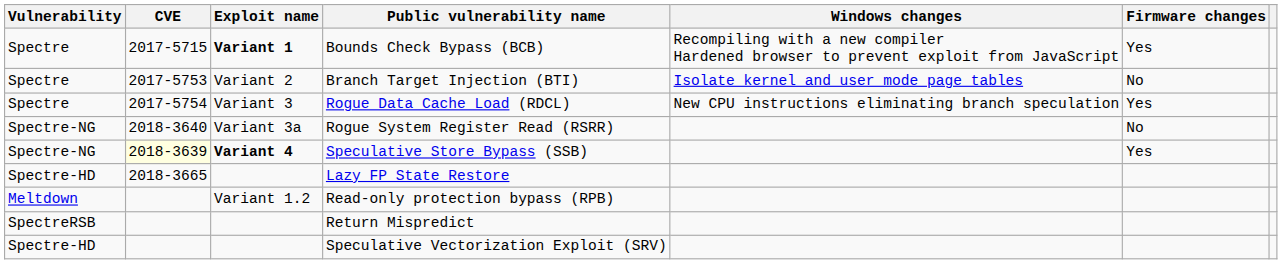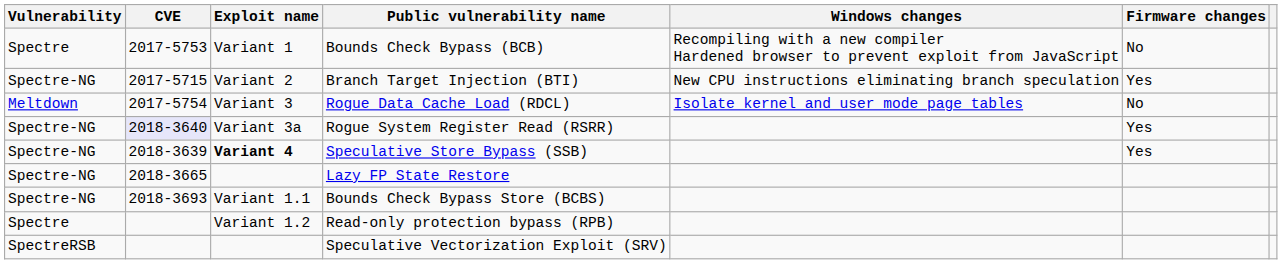(168, 49) 2017-5715 -> (168, 49) 2017-5753
(253, 49) bold -> (253, 49) normal
(1139, 49) Yes -> (1135, 49) No
(39, 81) Spectre -> (52, 81) Spectre-NG
(168, 81) 2017-5753 -> (168, 81) 2017-5715
(848, 81) Isolate kernel and user mode page tables -> (896, 81) New CPU instructions eliminating branch speculation
(1135, 81) No -> (1139, 81) Yes
(39, 104) Spectre -> (43, 104) Meltdown
(896, 104) New CPU instructions eliminating branch speculation -> (848, 104) Isolate kernel and user mode page tables
(1139, 104) Yes -> (1135, 104) No
(168, 128) no background -> (168, 128) lavender background
(1135, 128) No -> (1139, 128) Yes
(168, 152) lightyellow background -> (168, 152) no background
(52, 176) Spectre-HD -> (52, 176) Spectre-NG
+ row: (466, 199)
(43, 199) Meltdown -> (39, 223) Spectre
- row: (400, 223)
(52, 247) Spectre-HD -> (52, 247) SpectreRSB
